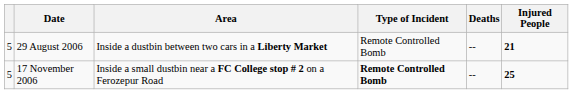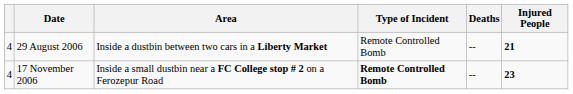(9, 46) 5 -> (9, 46) 4
(9, 74) 5 -> (9, 74) 4
(509, 74) 25 -> (509, 74) 23
